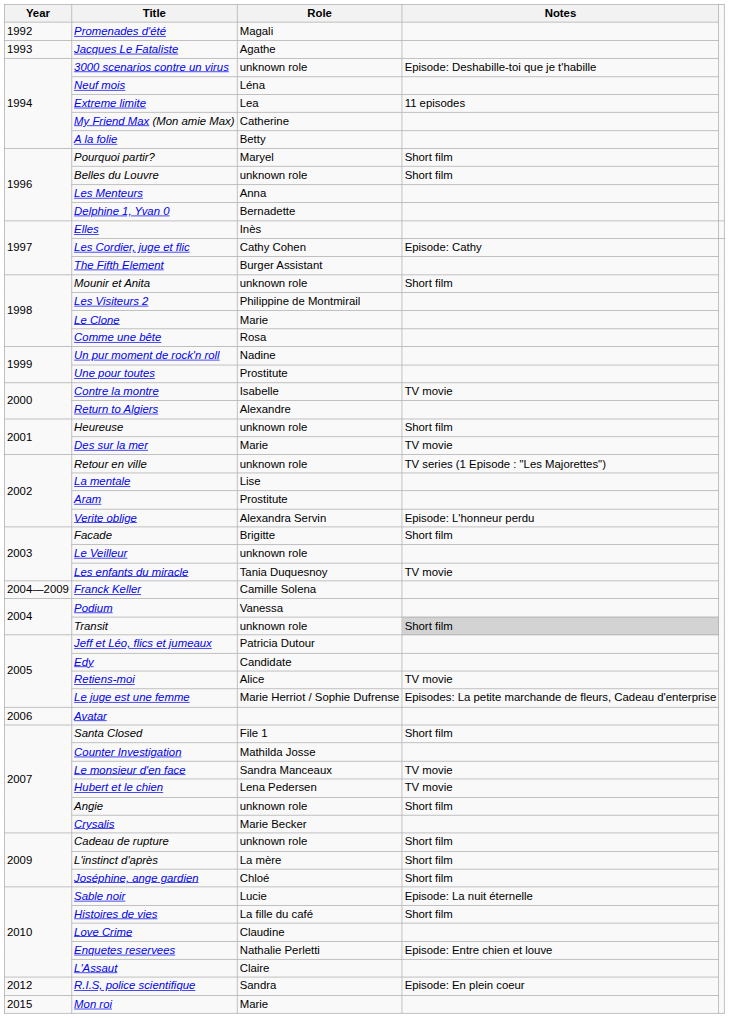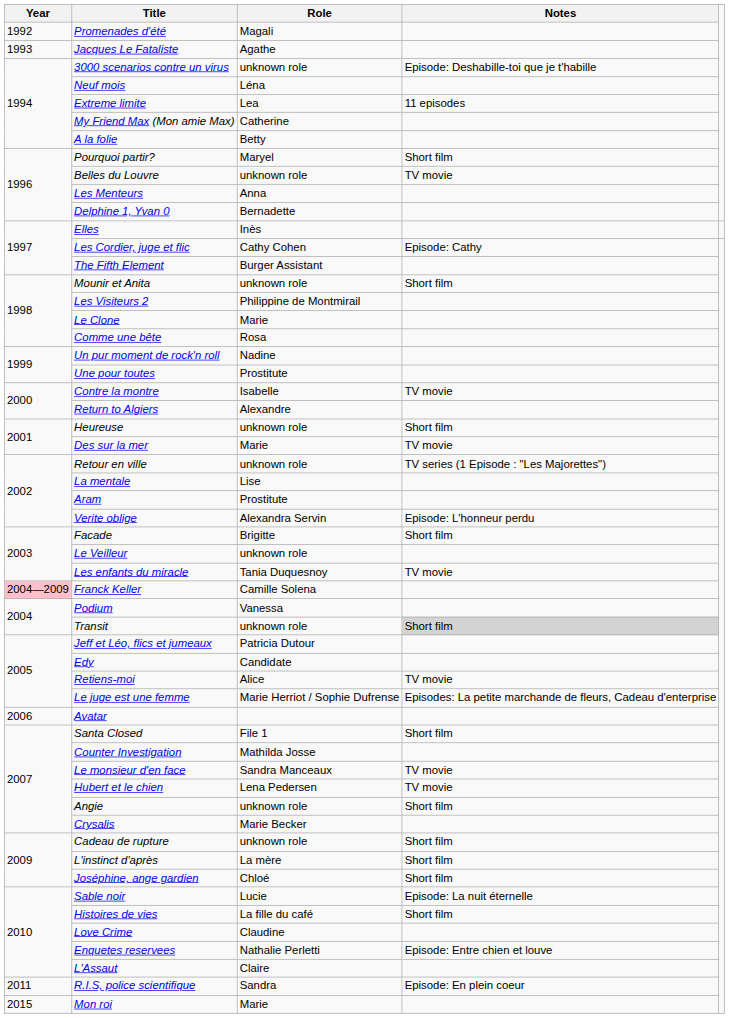(429, 175) Short film -> (429, 175) TV movie
(38, 590) no background -> (38, 590) pink background
(20, 986) 2012 -> (19, 986) 2011
